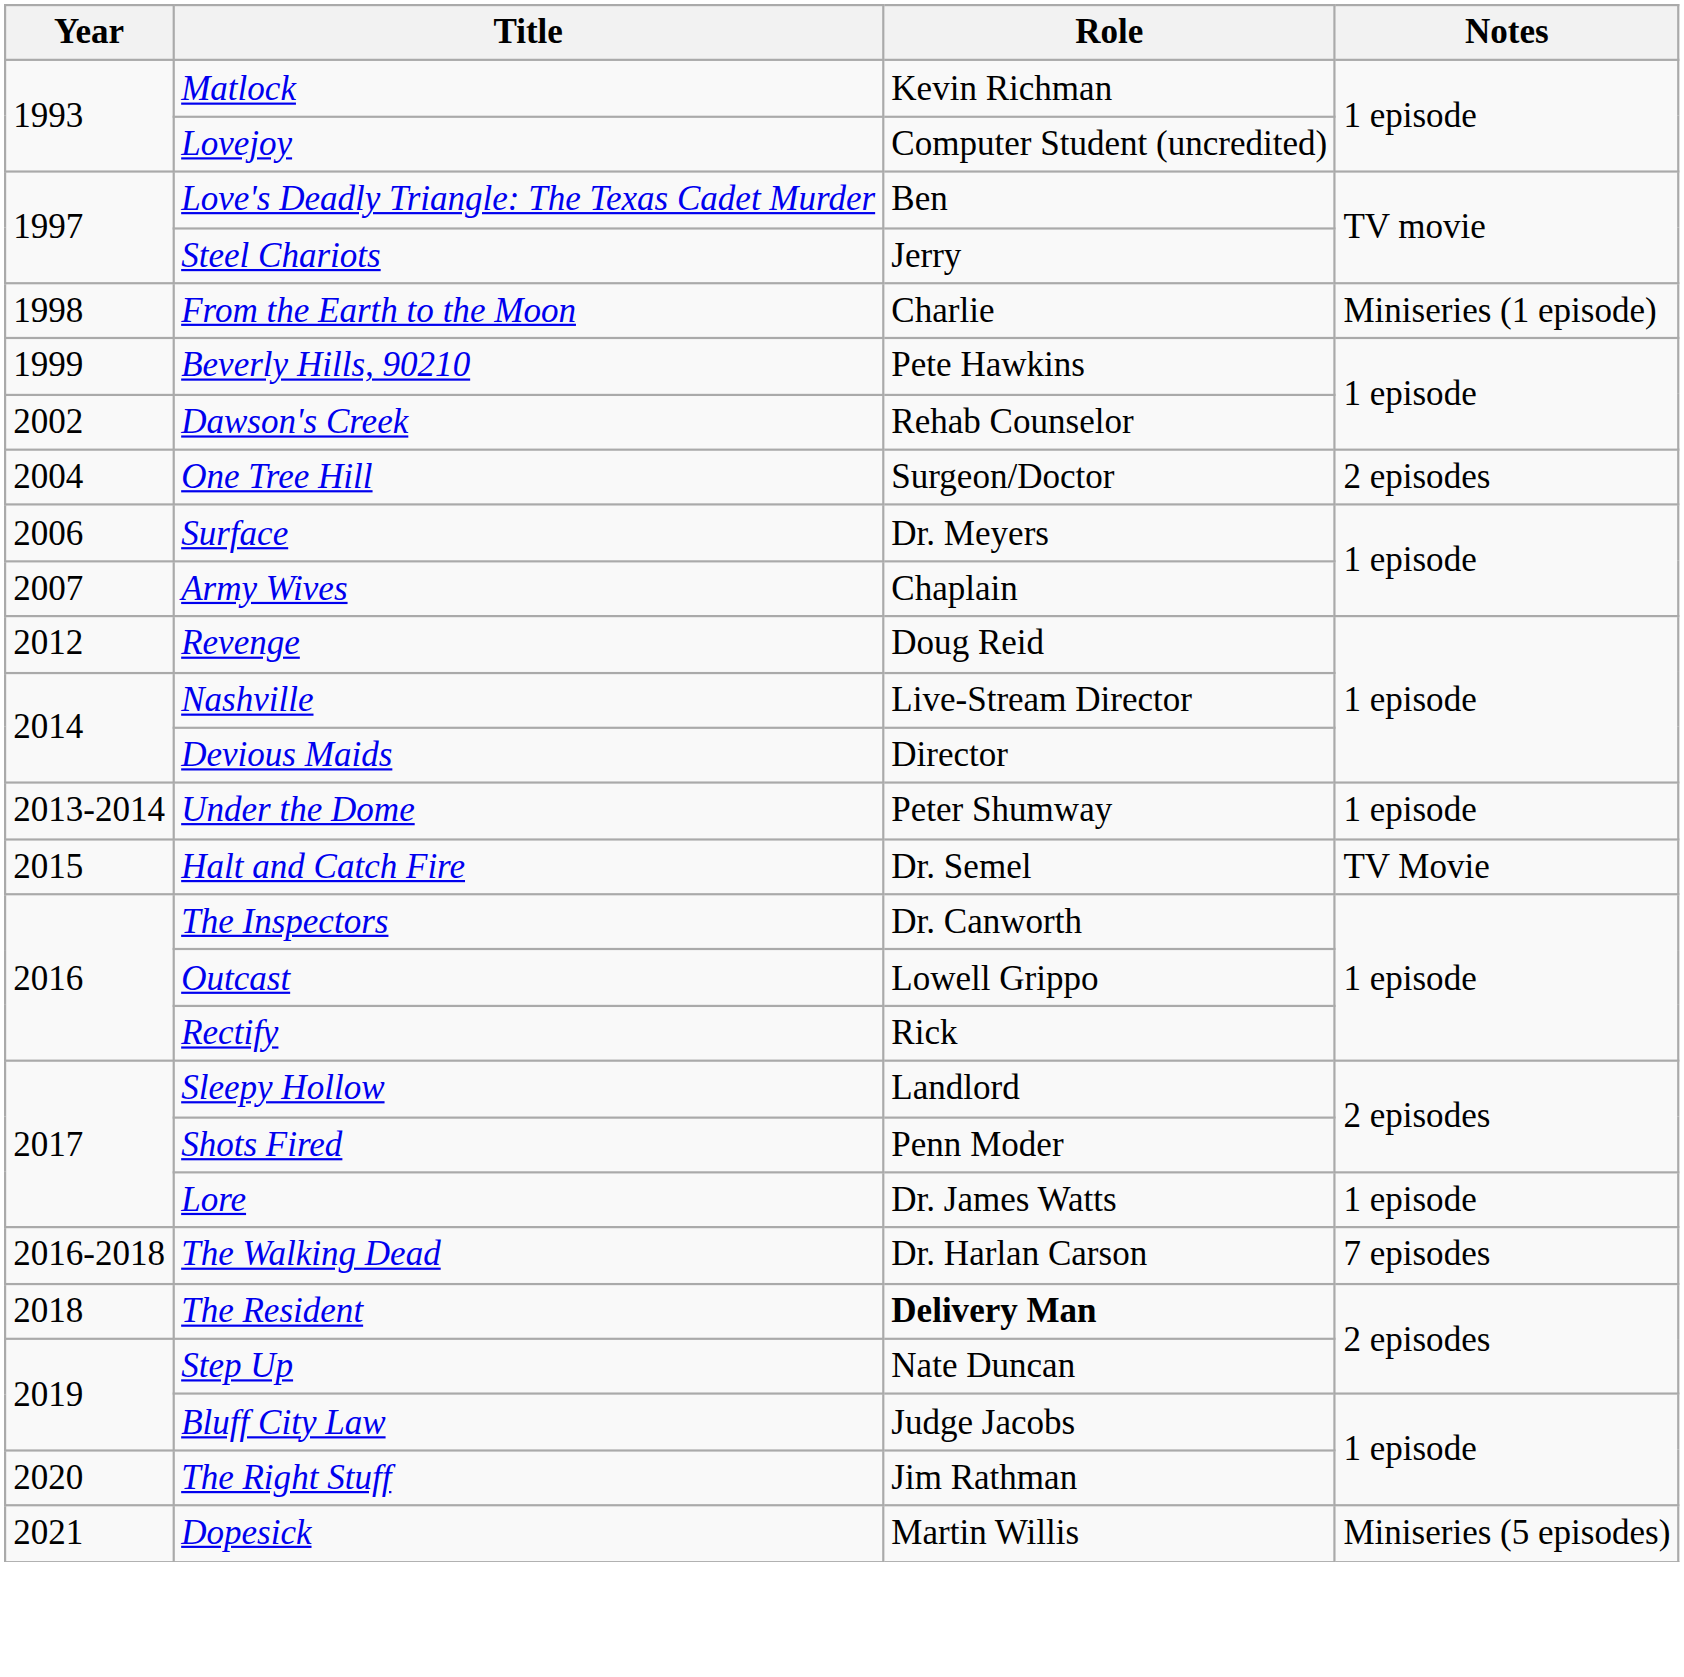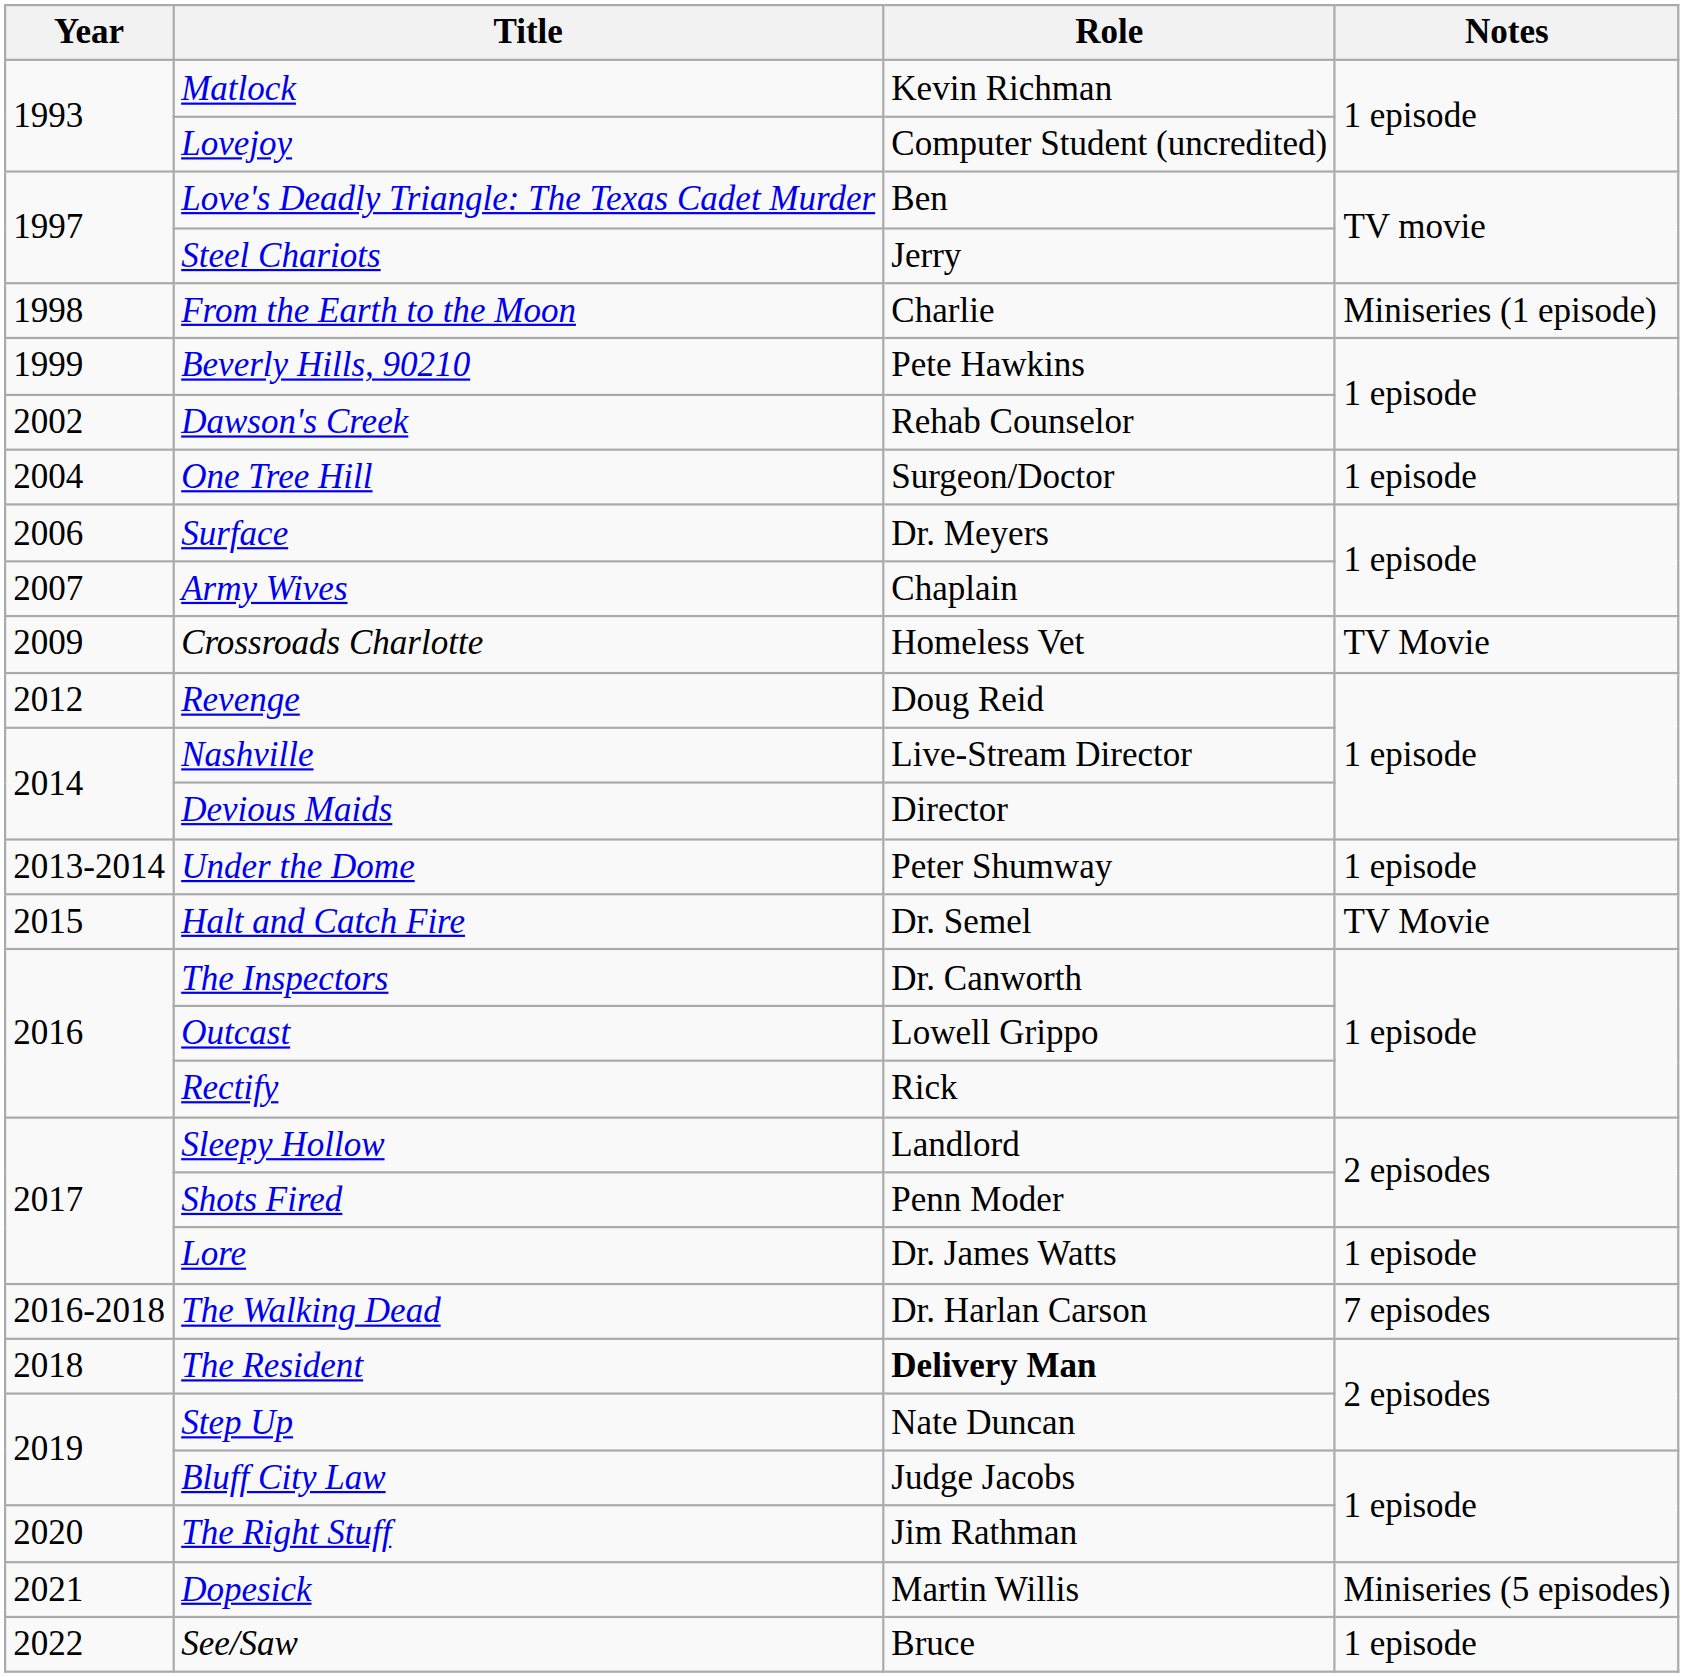(1417, 476) 2 episodes -> (1410, 476) 1 episode
+ row: (332, 643)
+ row: (240, 1643)
